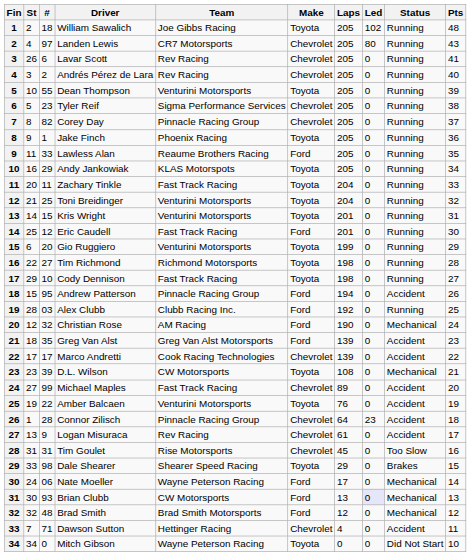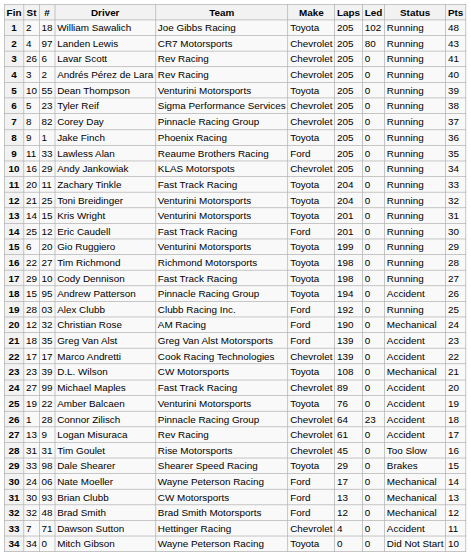(305, 169) Toyota -> (311, 169) Chevrolet
(300, 294) Ford -> (305, 294) Toyota
(367, 497) lavender background -> (367, 497) no background
